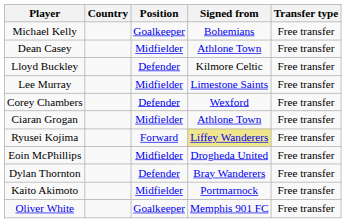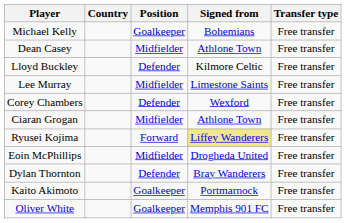(159, 191) Midfielder -> (159, 191) Goalkeeper
